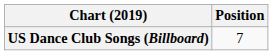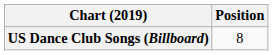(240, 38) 7 -> (240, 38) 8
